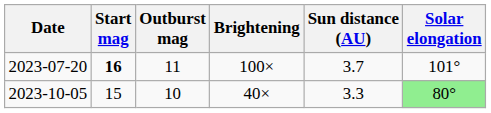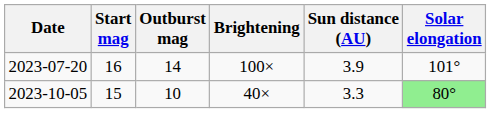(113, 66) bold -> (113, 66) normal
(173, 66) 11 -> (173, 66) 14
(353, 66) 3.7 -> (353, 66) 3.9
